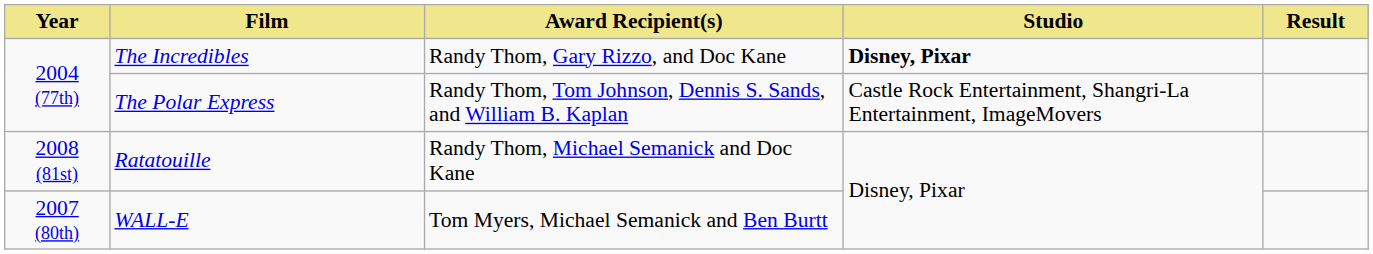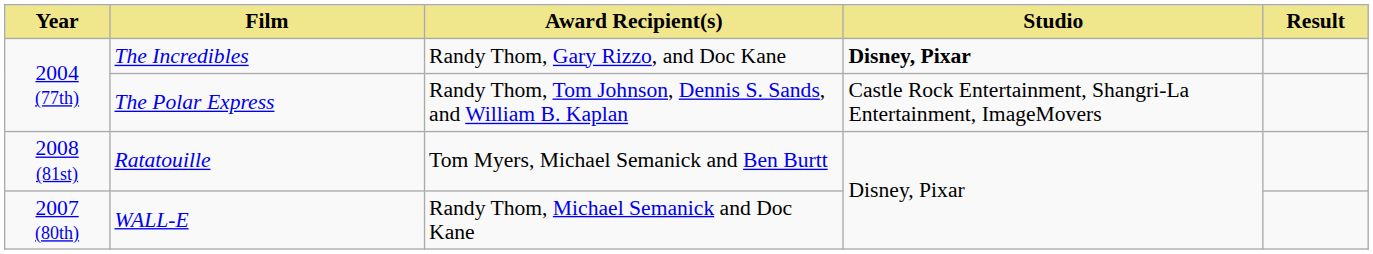(611, 160) Randy Thom, Michael Semanick and Doc Kane -> (628, 160) Tom Myers, Michael Semanick and Ben Burtt
(628, 219) Tom Myers, Michael Semanick and Ben Burtt -> (611, 219) Randy Thom, Michael Semanick and Doc Kane
